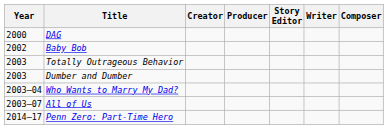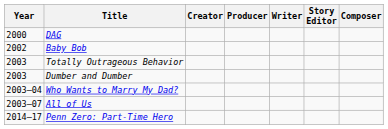columns swapped: (322, 16) <-> (287, 16)
